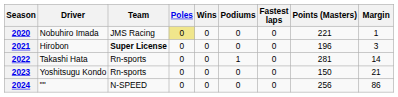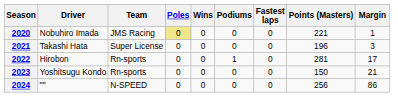(54, 46) Hirobon -> (64, 46) Takashi Hata
(139, 46) bold -> (137, 46) normal
(64, 59) Takashi Hata -> (54, 59) Hirobon
(376, 59) 14 -> (372, 59) 17
